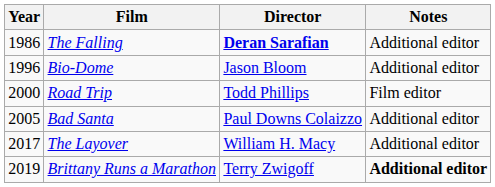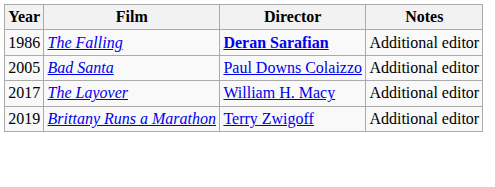- row: (80, 67)
- row: (80, 93)
(428, 169) bold -> (424, 118) normal
